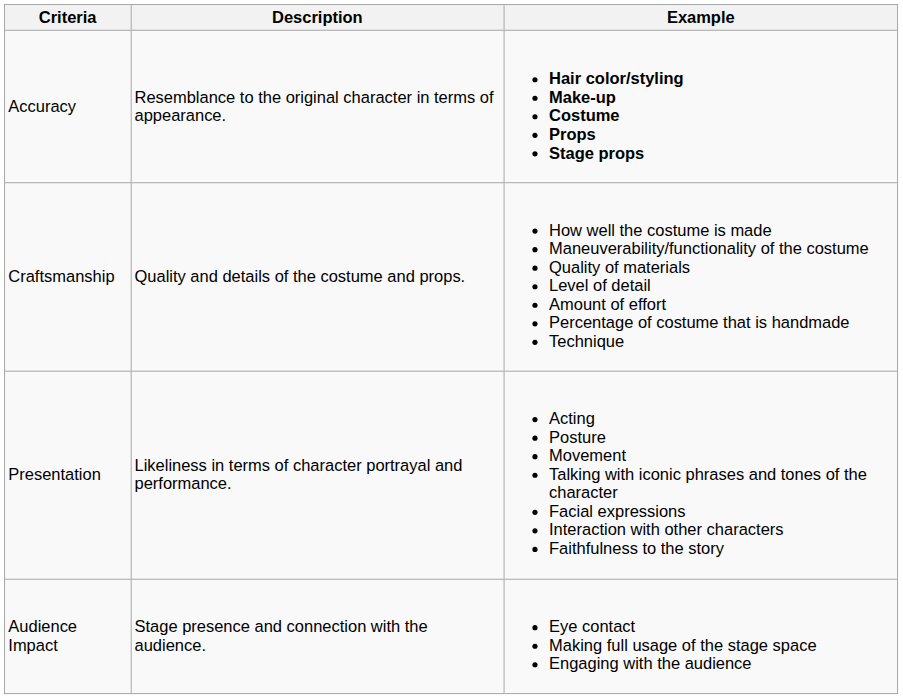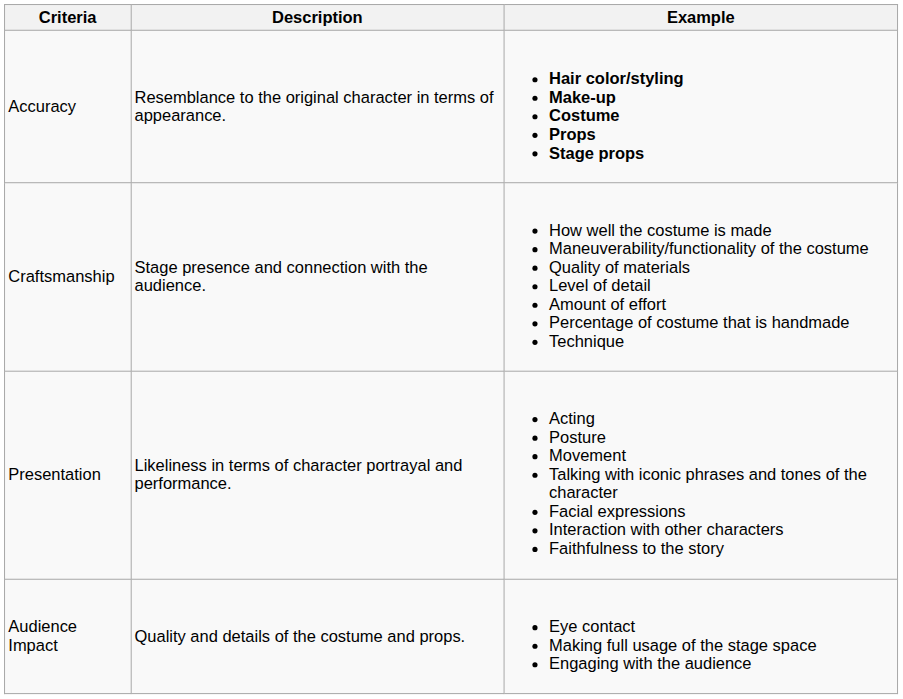(300, 276) Quality and details of the costume and props. -> (281, 276) Stage presence and connection with the audience.
(281, 636) Stage presence and connection with the audience. -> (300, 636) Quality and details of the costume and props.
